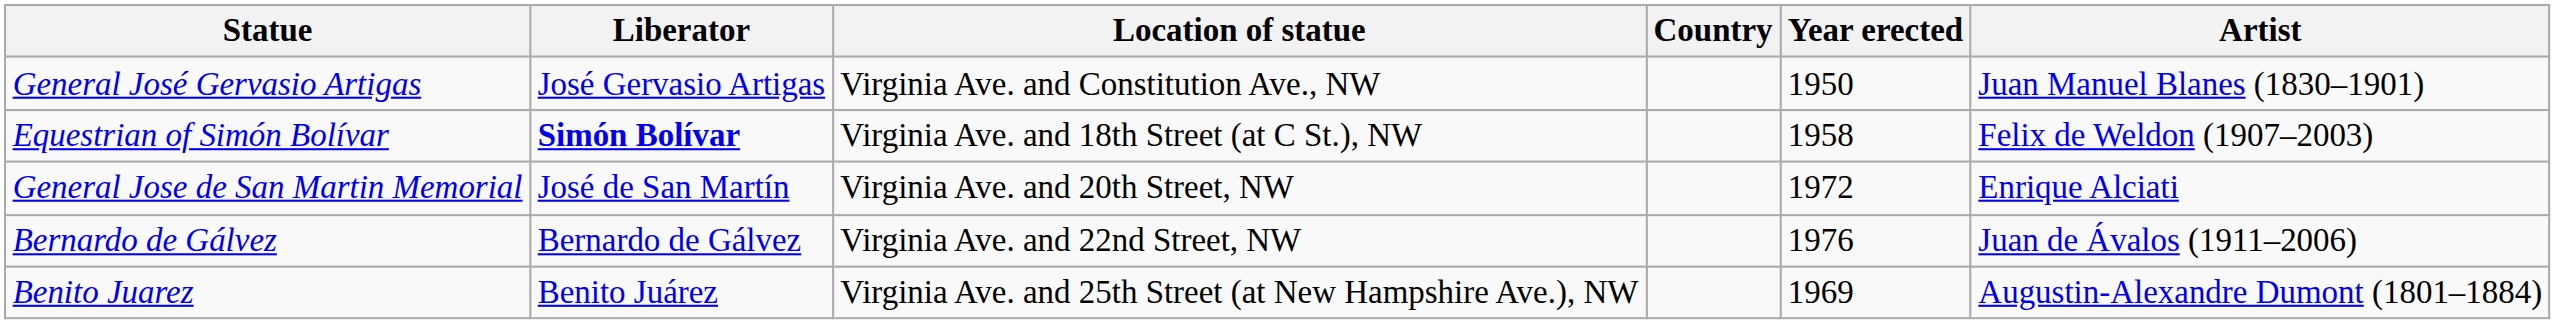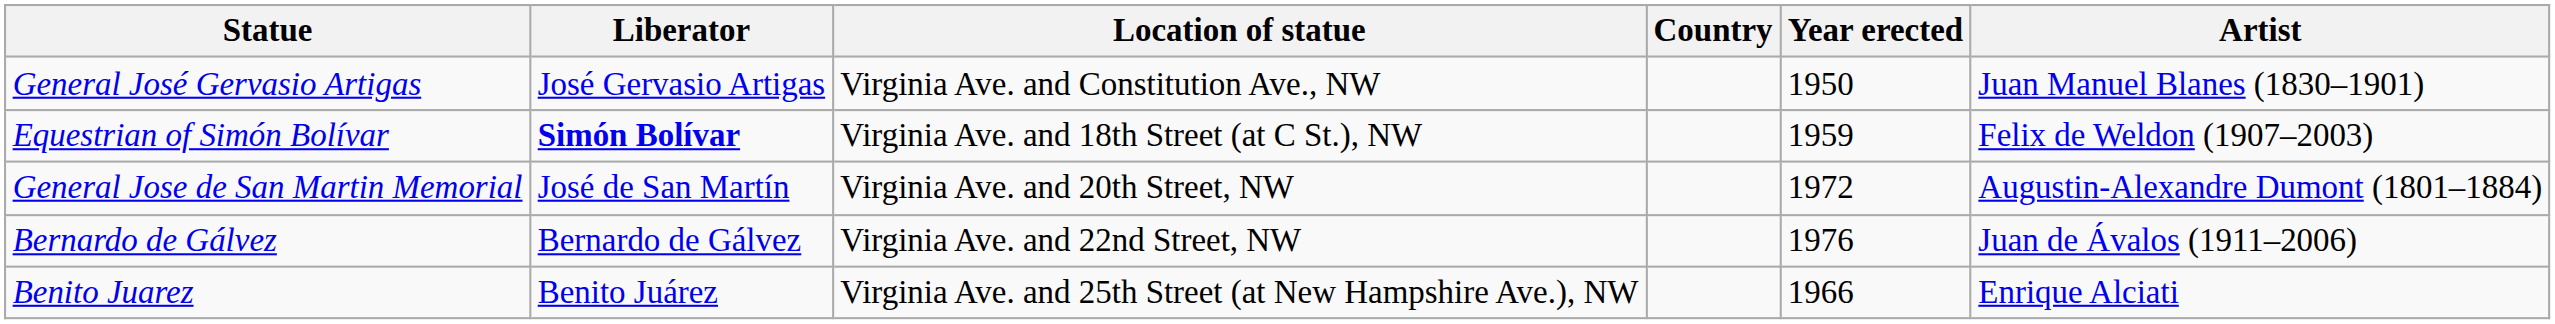(1821, 135) 1958 -> (1821, 135) 1959
(2079, 187) Enrique Alciati -> (2260, 187) Augustin-Alexandre Dumont (1801–1884)
(1821, 291) 1969 -> (1821, 291) 1966
(2260, 291) Augustin-Alexandre Dumont (1801–1884) -> (2079, 291) Enrique Alciati
